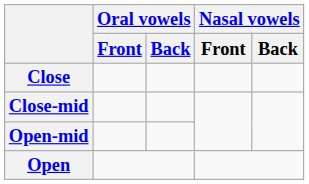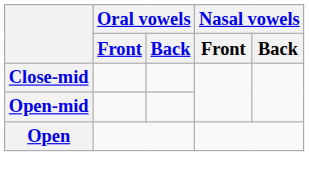- row: (49, 77)
